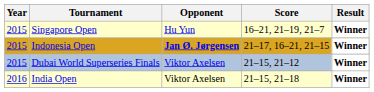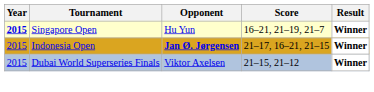(17, 29) normal -> (17, 29) bold
- row: (54, 79)
